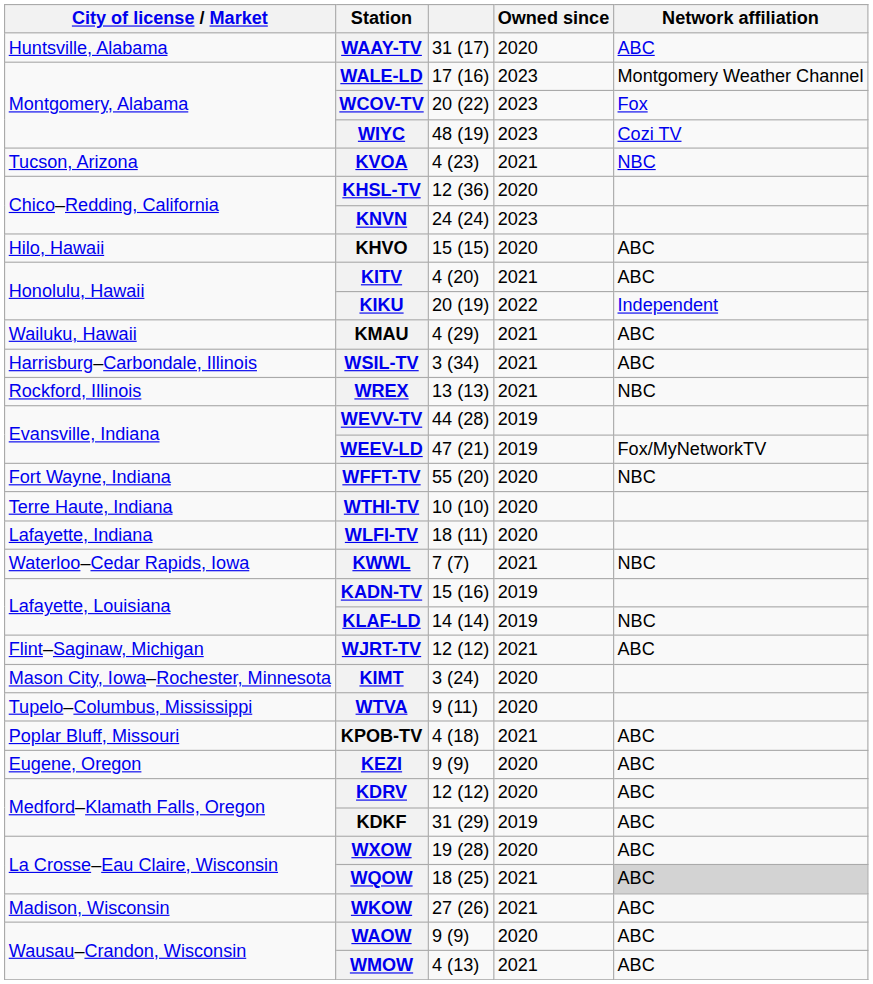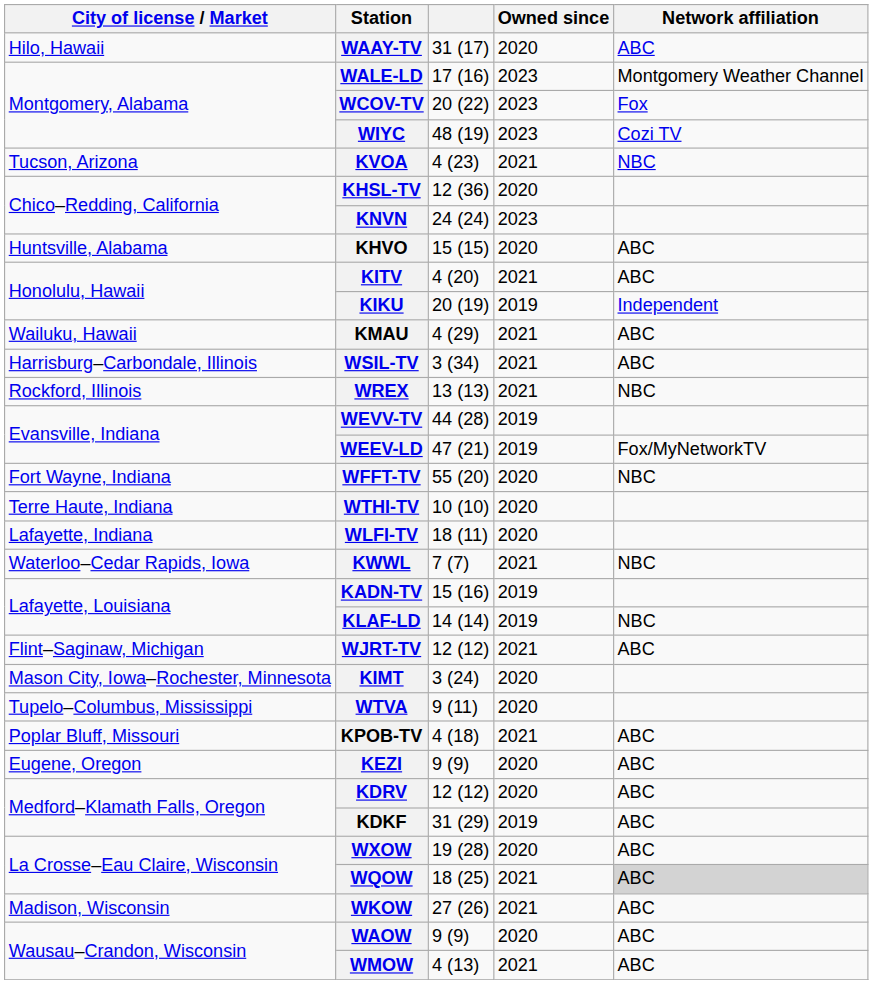(88, 47) Huntsville, Alabama -> (56, 47) Hilo, Hawaii
(56, 248) Hilo, Hawaii -> (88, 248) Huntsville, Alabama
(518, 305) 2022 -> (518, 305) 2019
